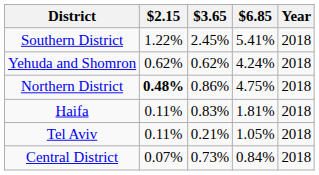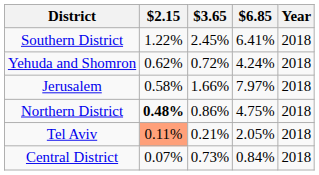(255, 39) 5.41% -> (255, 39) 6.41%
(210, 63) 0.62% -> (210, 63) 0.72%
+ row: (72, 87)
- row: (72, 110)
(163, 134) no background -> (163, 134) lightsalmon background
(255, 134) 1.05% -> (255, 134) 2.05%
